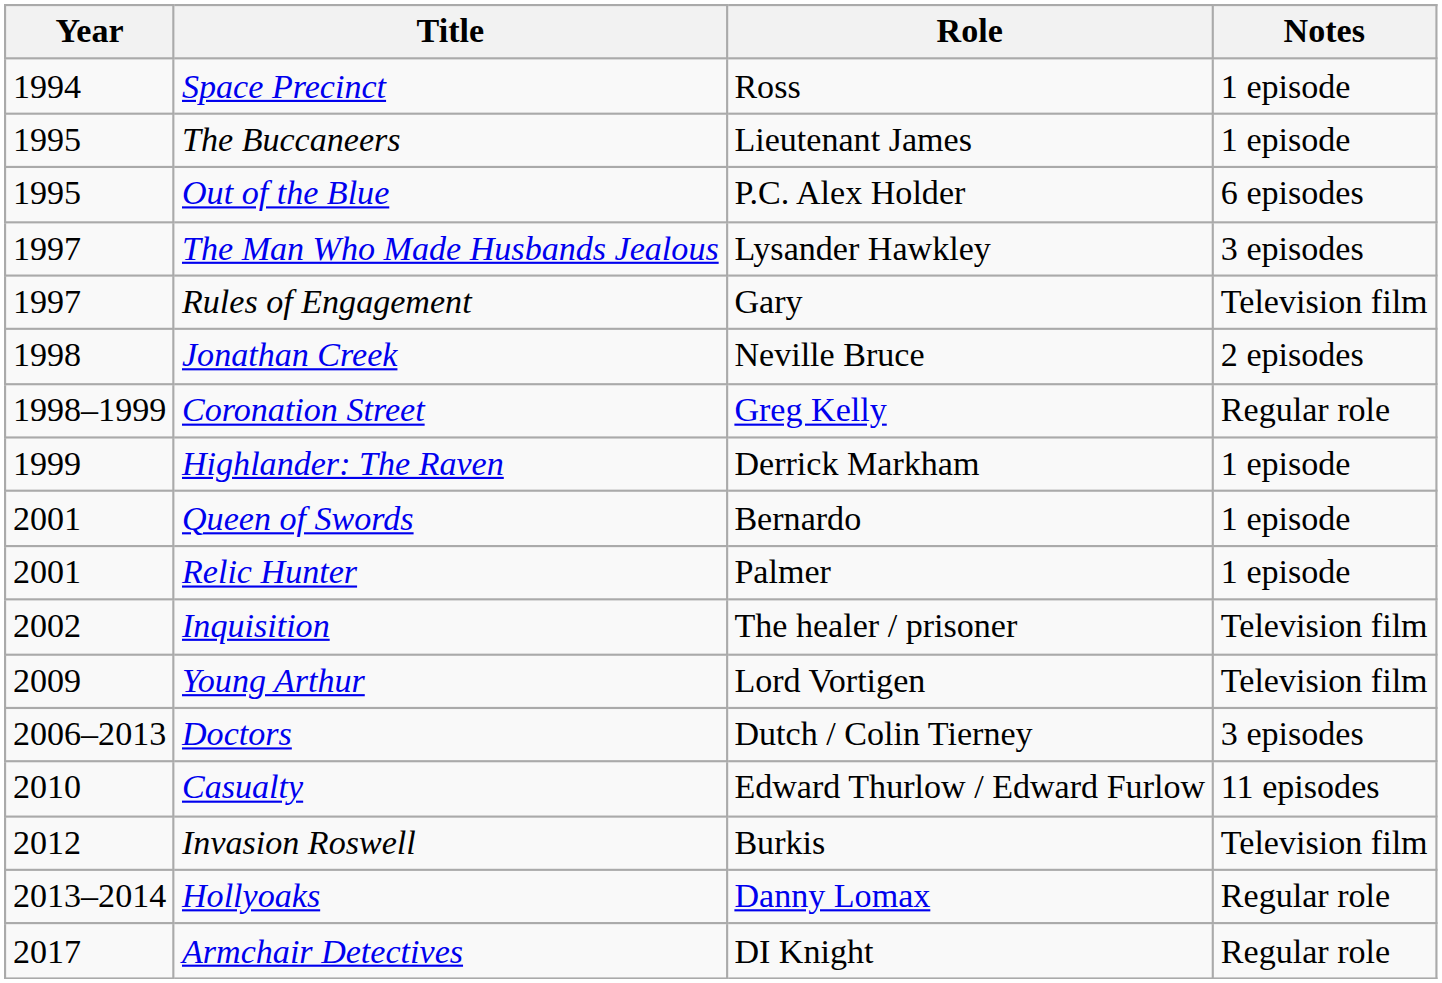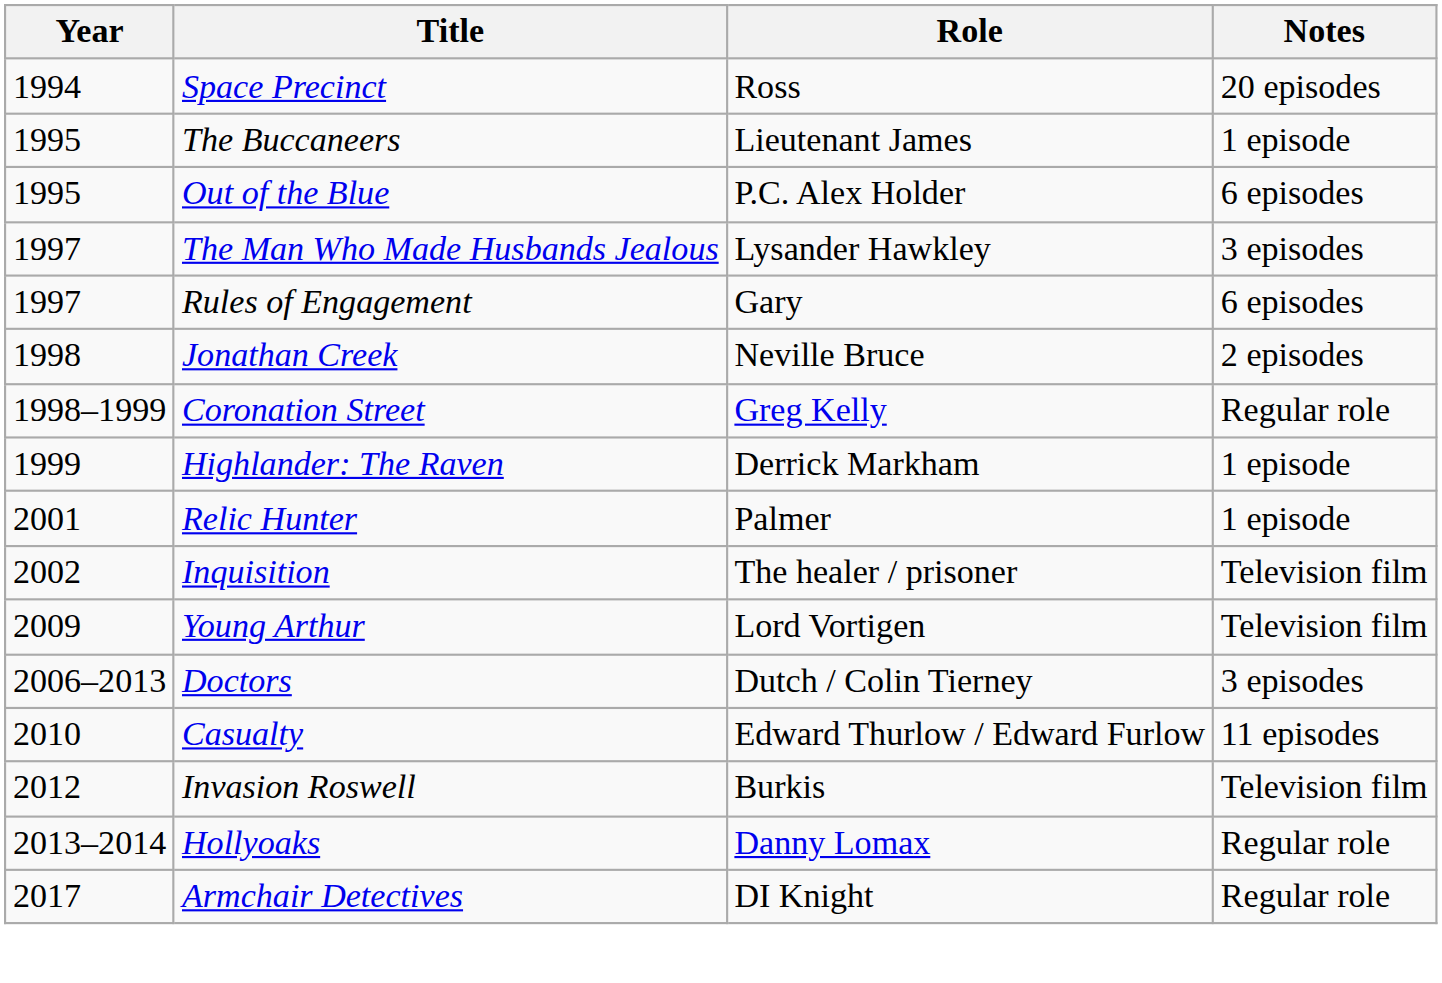(1286, 85) 1 episode -> (1301, 85) 20 episodes
(1324, 301) Television film -> (1292, 301) 6 episodes
- row: (298, 517)
